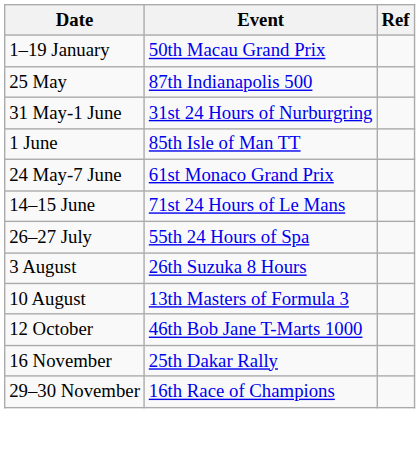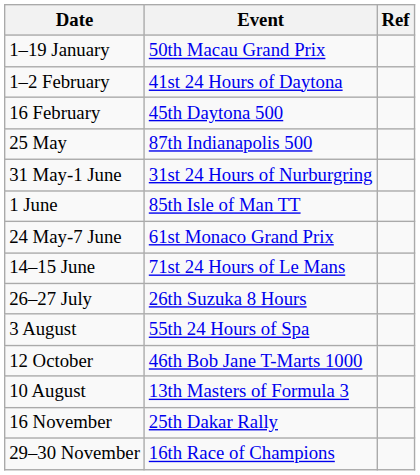+ row: (59, 81)
+ row: (55, 112)
(229, 236) 55th 24 Hours of Spa -> (228, 298) 26th Suzuka 8 Hours
(228, 267) 26th Suzuka 8 Hours -> (229, 329) 55th 24 Hours of Spa
rows swapped: (47, 298) <-> (51, 329)
